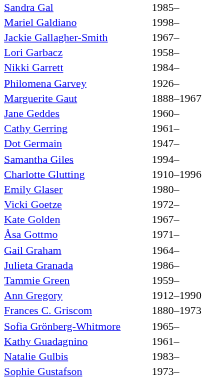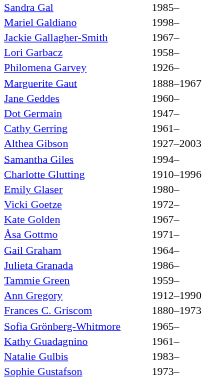- row: (34, 68)
rows swapped: (33, 144) <-> (36, 128)
+ row: (36, 144)
